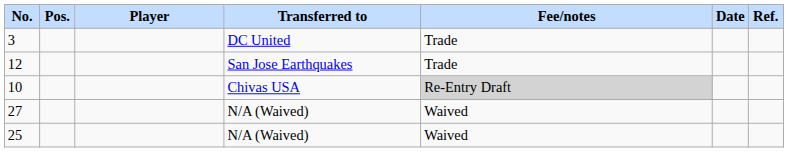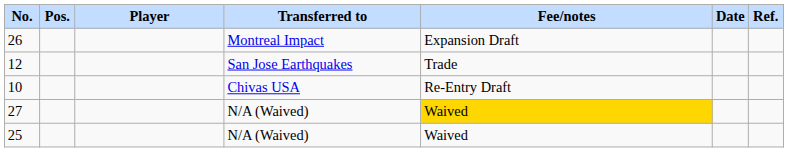+ row: (15, 40)
- row: (11, 40)
(468, 88) lightgrey background -> (468, 88) no background
(446, 111) no background -> (446, 111) gold background
